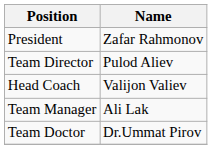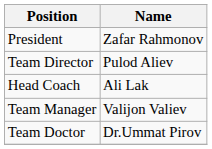(145, 86) Valijon Valiev -> (126, 86) Ali Lak
(126, 109) Ali Lak -> (145, 109) Valijon Valiev
